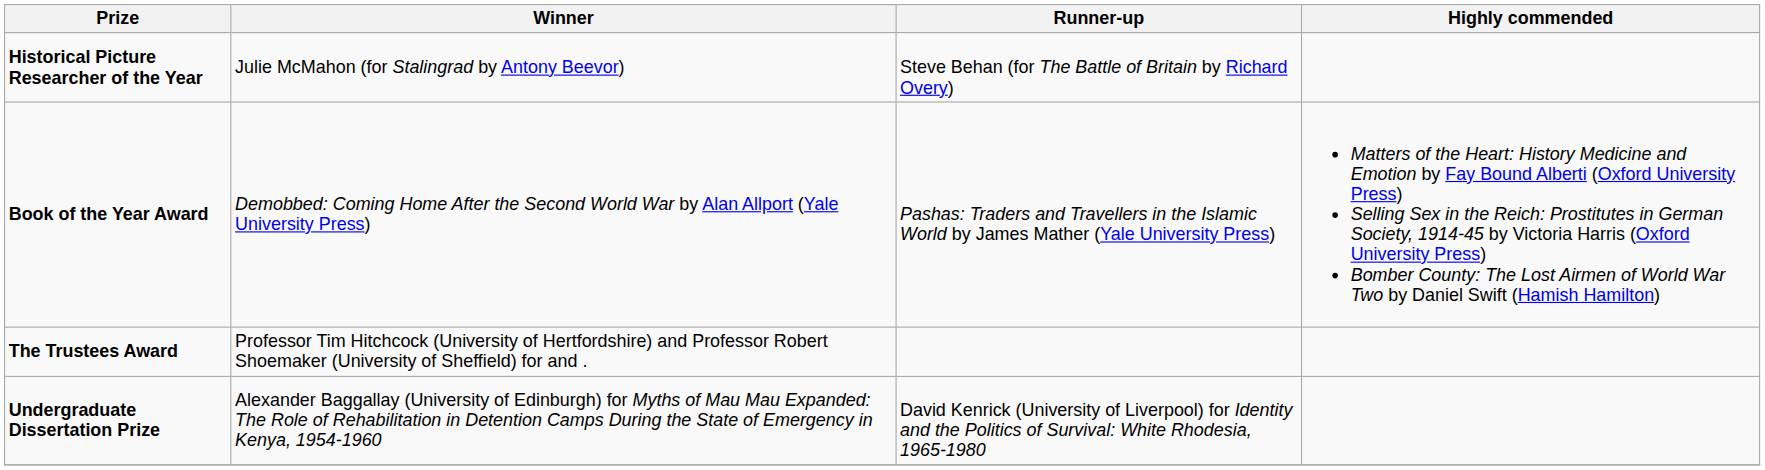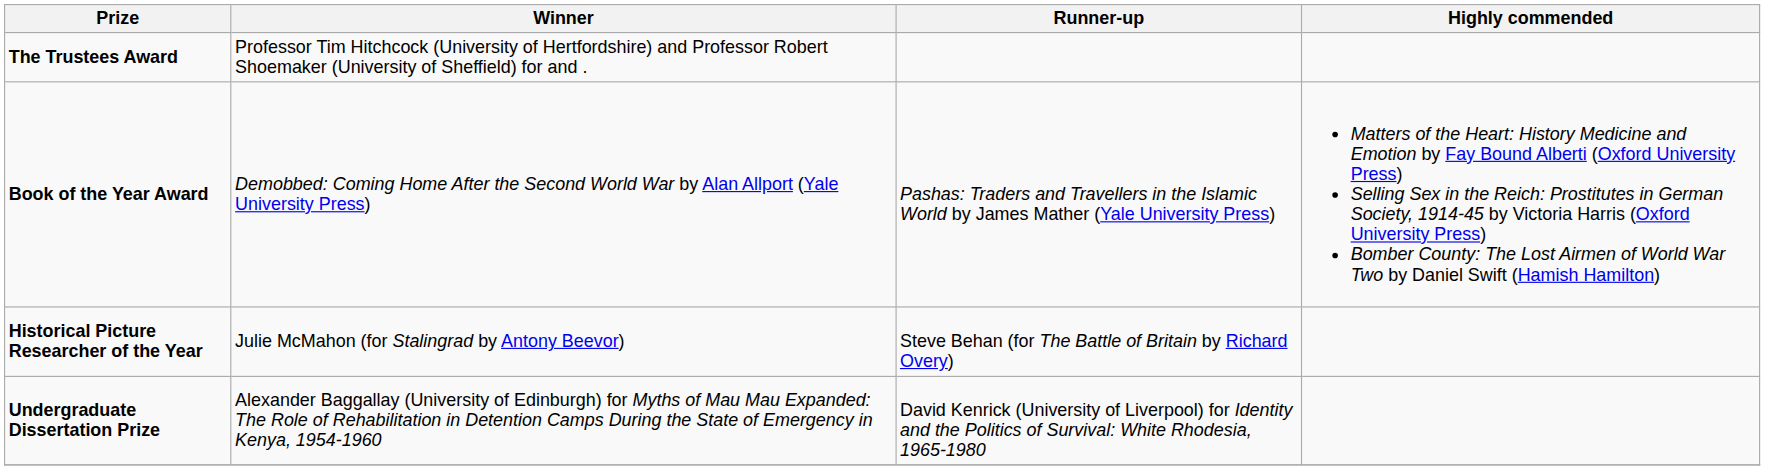rows swapped: (93, 351) <-> (106, 67)
